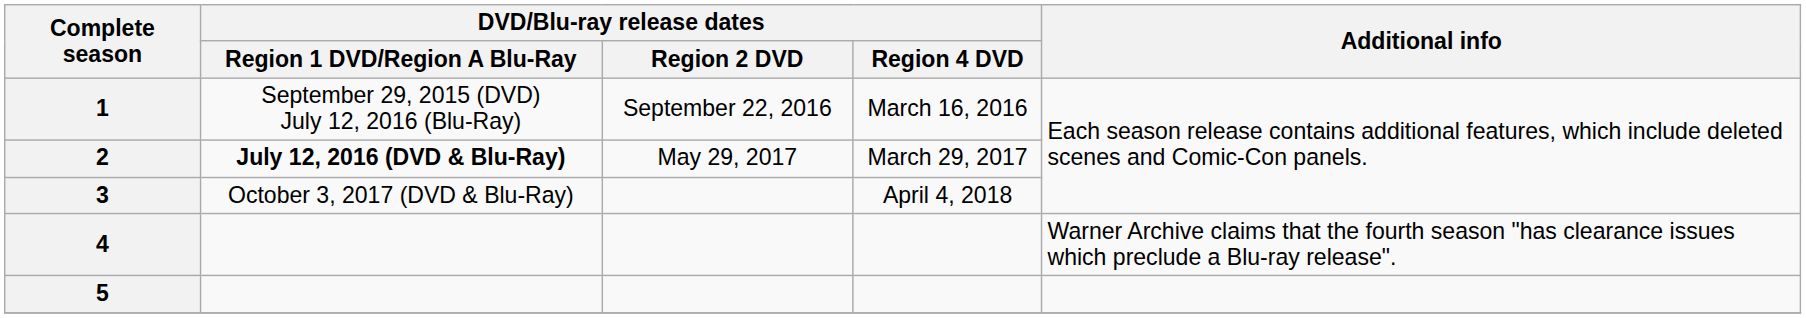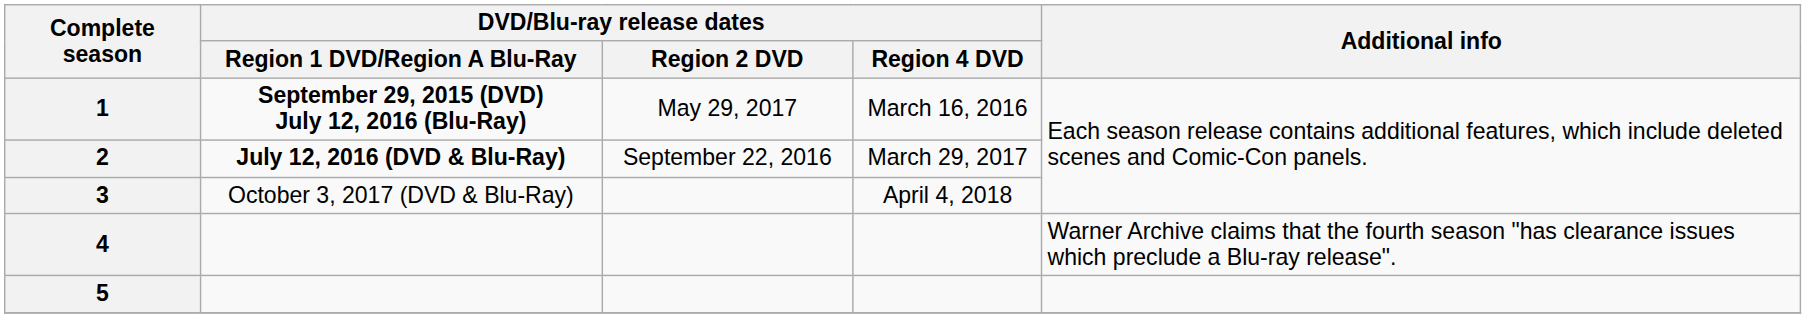(401, 108) normal -> (401, 108) bold
(727, 108) September 22, 2016 -> (727, 108) May 29, 2017
(727, 158) May 29, 2017 -> (727, 158) September 22, 2016
